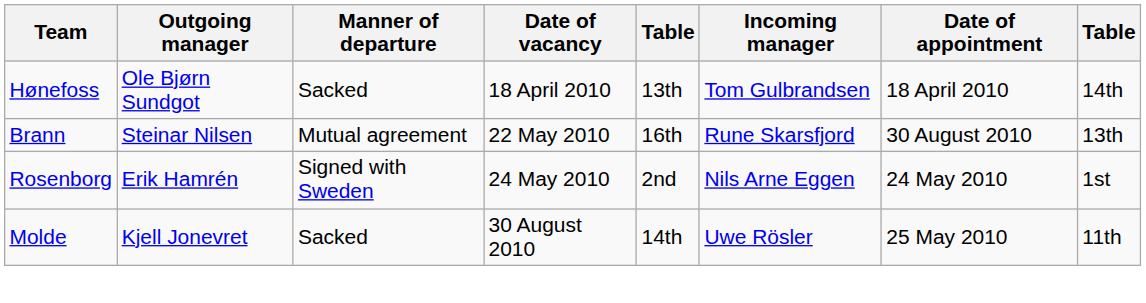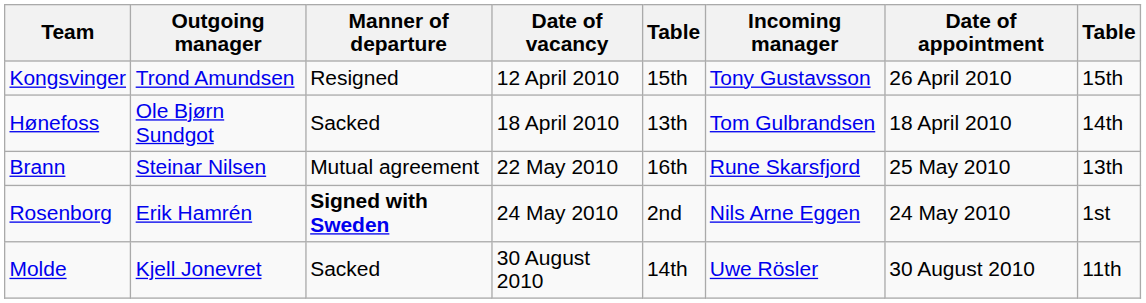+ row: (68, 77)
(959, 134) 30 August 2010 -> (950, 168) 25 May 2010
(352, 179) normal -> (369, 213) bold
(947, 236) 25 May 2010 -> (962, 269) 30 August 2010
